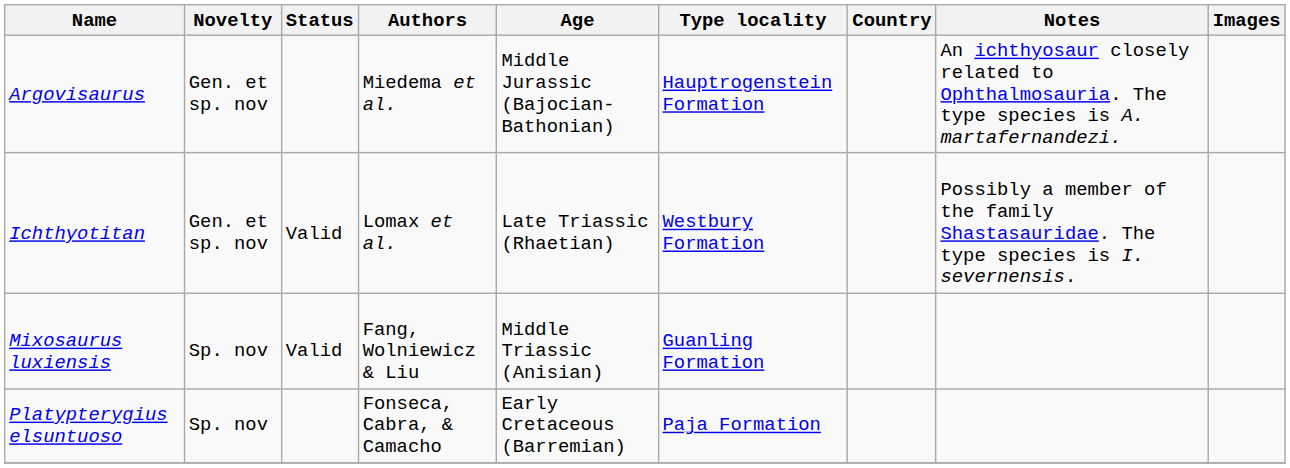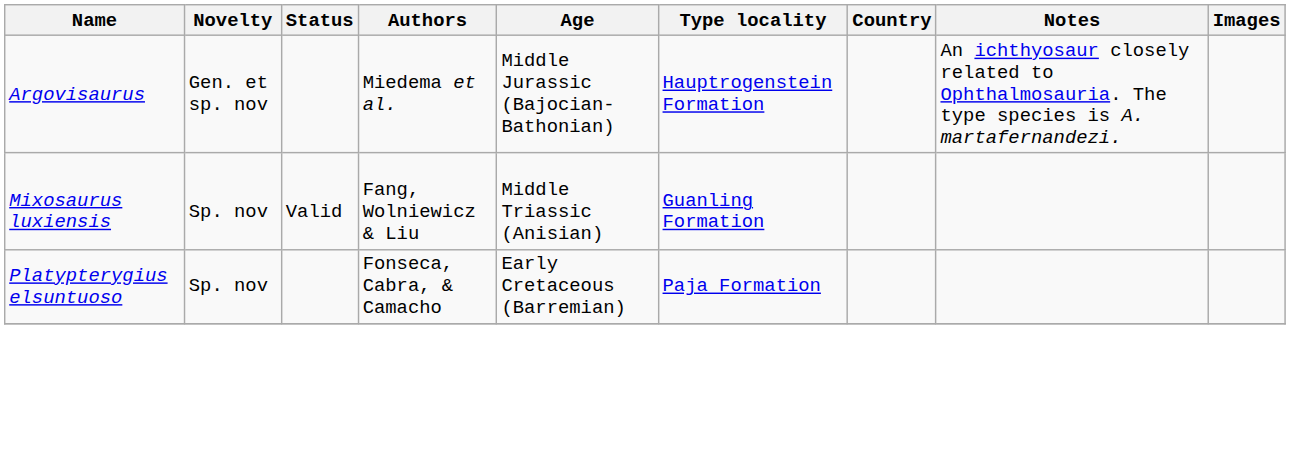- row: (77, 234)
